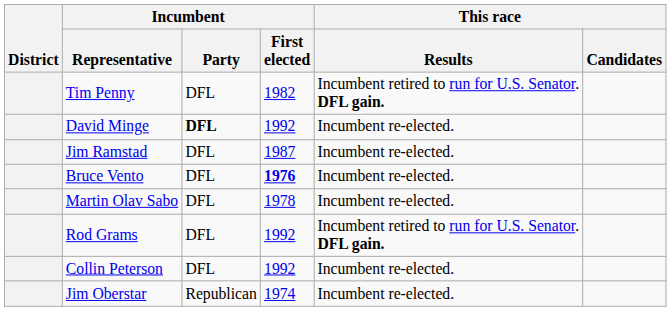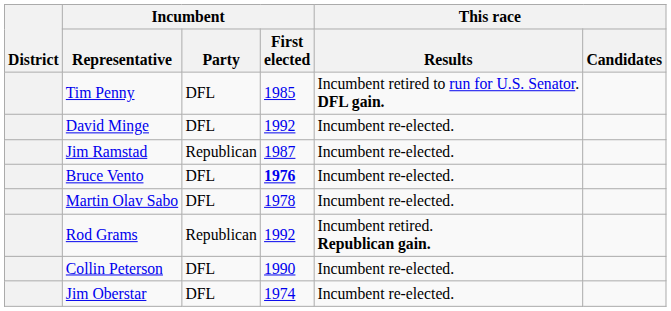(280, 93) 1982 -> (280, 93) 1985
(201, 126) bold -> (200, 126) normal
(200, 151) DFL -> (221, 151) Republican
(200, 235) DFL -> (221, 235) Republican
(448, 235) Incumbent retired to run for U.S. Senator. DFL gain. -> (375, 235) Incumbent retired. Republican gain.
(280, 268) 1992 -> (280, 268) 1990
(221, 293) Republican -> (200, 293) DFL
